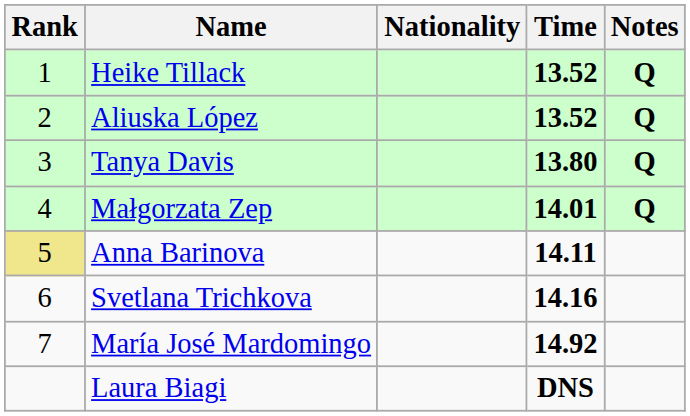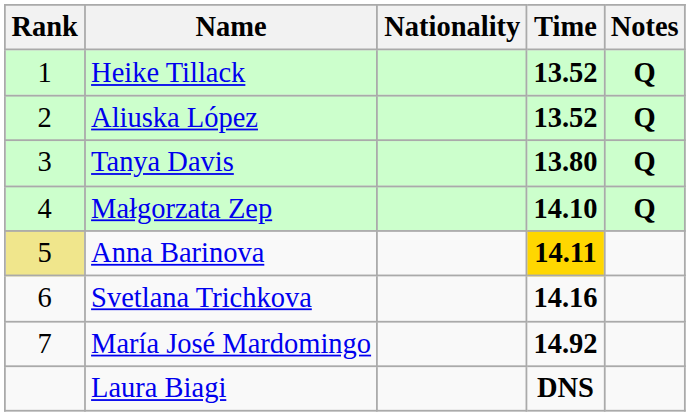(565, 207) 14.01 -> (565, 207) 14.10
(565, 252) no background -> (565, 252) gold background
